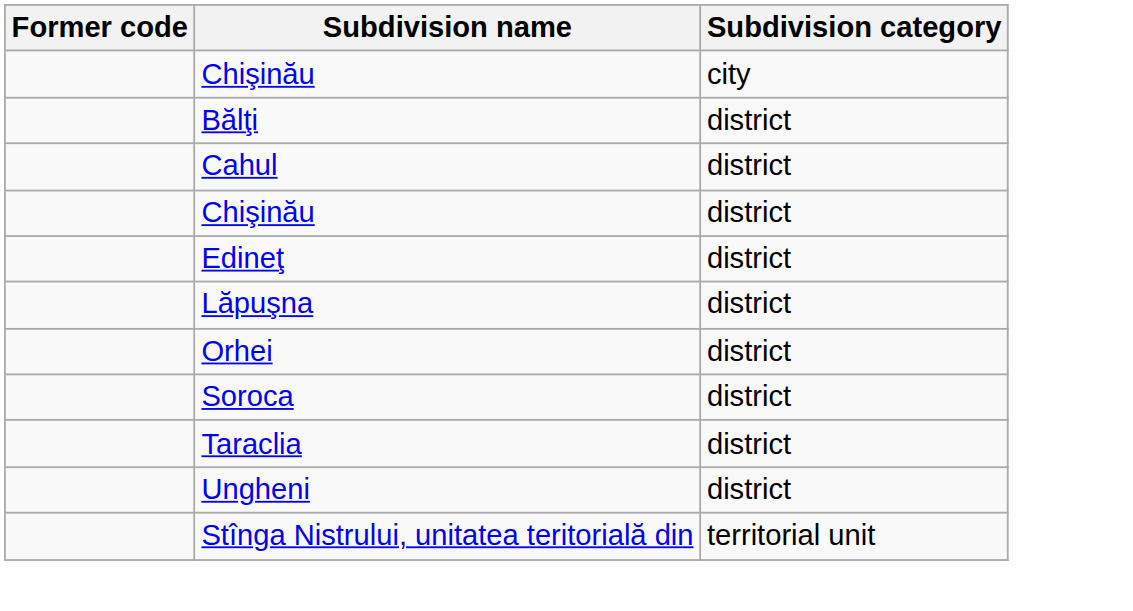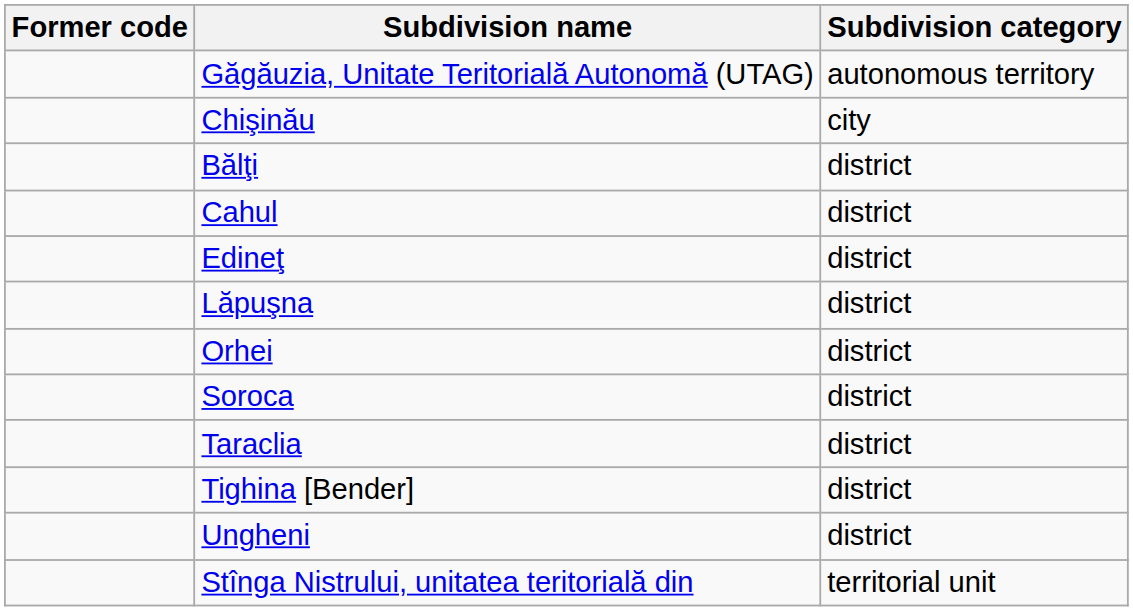+ row: (508, 73)
- row: (258, 212)
+ row: (308, 489)
